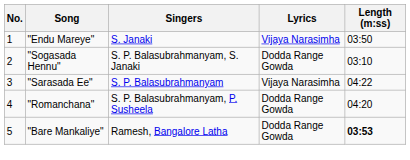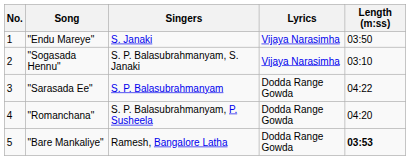(292, 61) Dodda Range Gowda -> (301, 61) Vijaya Narasimha
(301, 83) Vijaya Narasimha -> (292, 88) Dodda Range Gowda
